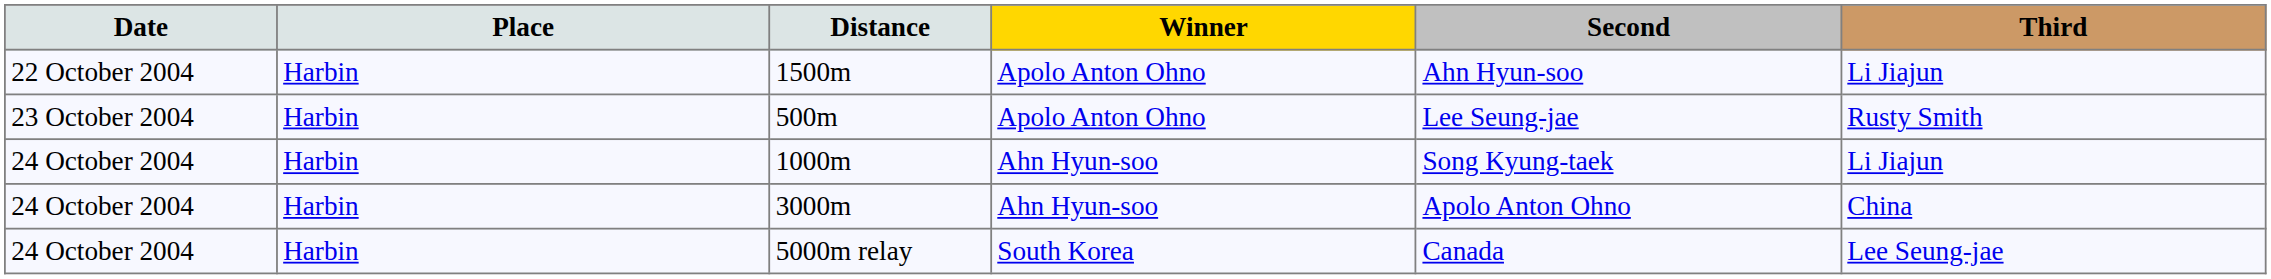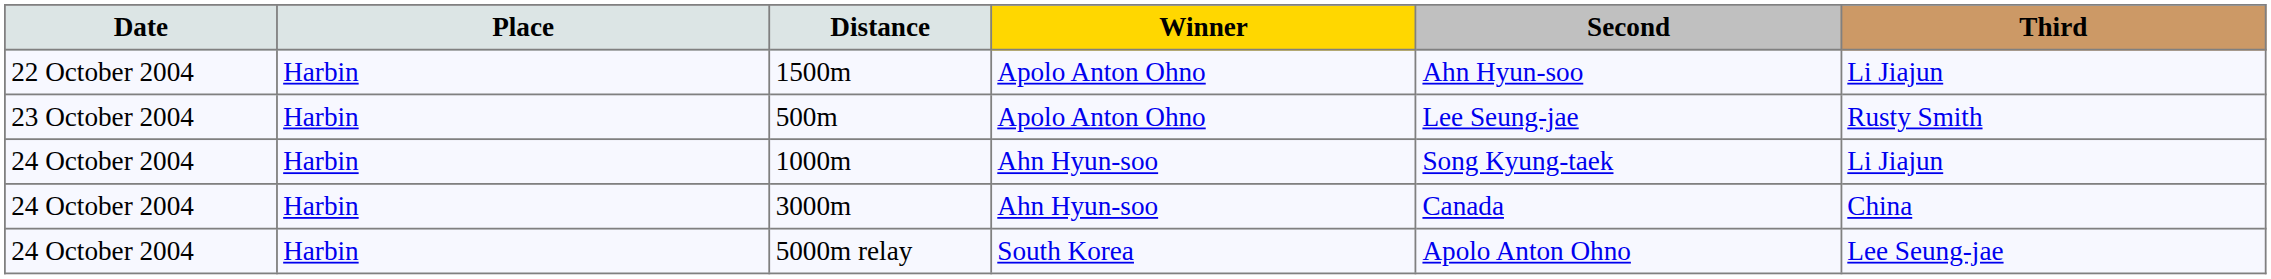(1527, 205) Apolo Anton Ohno -> (1463, 205) Canada
(1463, 250) Canada -> (1527, 250) Apolo Anton Ohno
